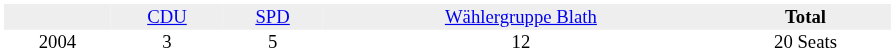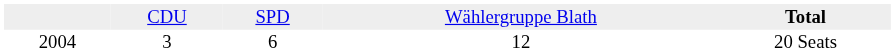(273, 42) 5 -> (273, 42) 6
